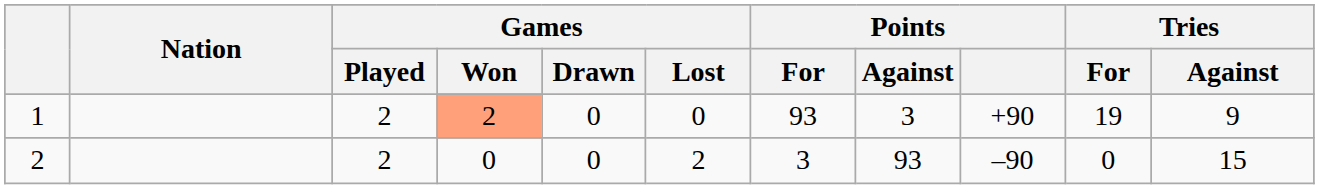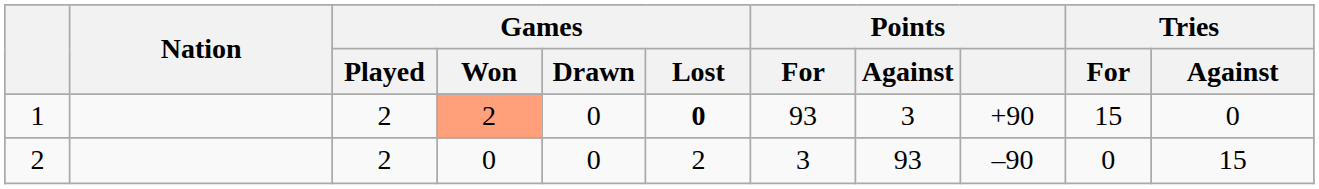(698, 115) normal -> (698, 115) bold
(1108, 115) 19 -> (1108, 115) 15
(1233, 115) 9 -> (1233, 115) 0
